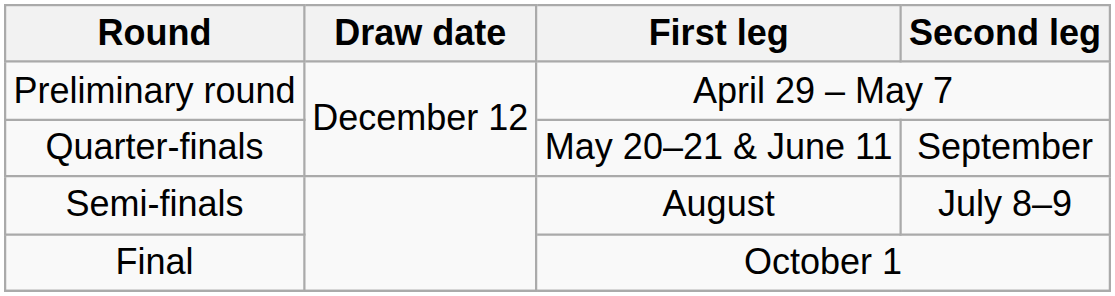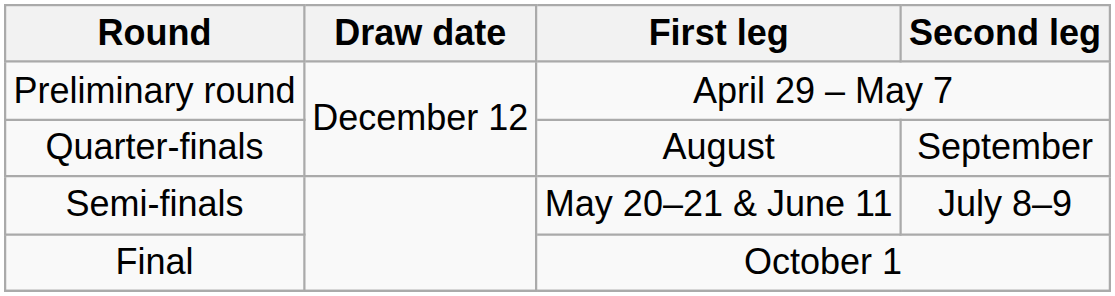(719, 147) May 20–21 & June 11 -> (719, 147) August
(719, 204) August -> (719, 204) May 20–21 & June 11
